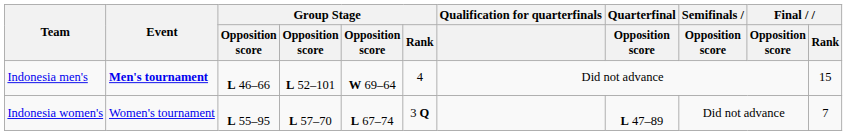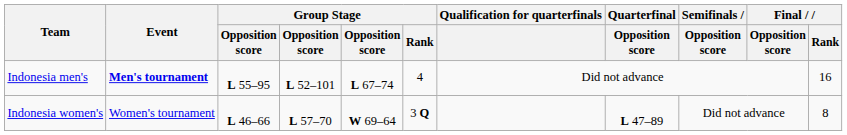(249, 84) L 46–66 -> (249, 84) L 55–95
(372, 84) W 69–64 -> (372, 84) L 67–74
(825, 77) 15 -> (825, 77) 16
(249, 120) L 55–95 -> (249, 120) L 46–66
(372, 120) L 67–74 -> (372, 120) W 69–64
(825, 112) 7 -> (825, 112) 8
